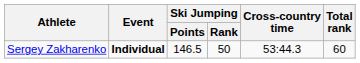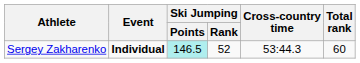(187, 50) no background -> (187, 50) paleturquoise background
(224, 50) 50 -> (224, 50) 52
